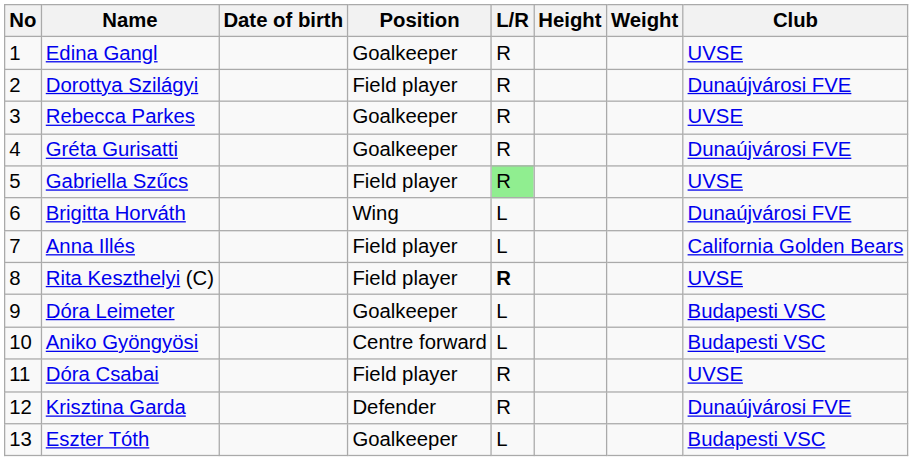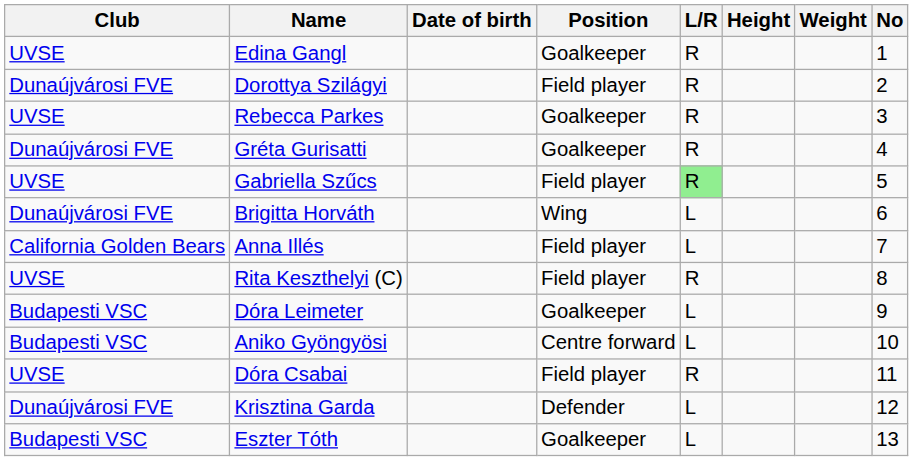columns swapped: (23, 20) <-> (795, 20)
(504, 278) bold -> (692, 278) normal
(504, 407) R -> (690, 407) L
